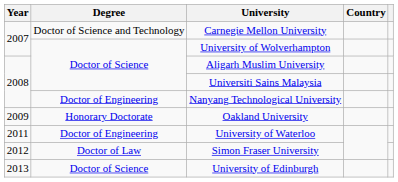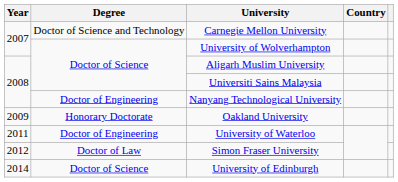(18, 168) 2013 -> (18, 168) 2014
